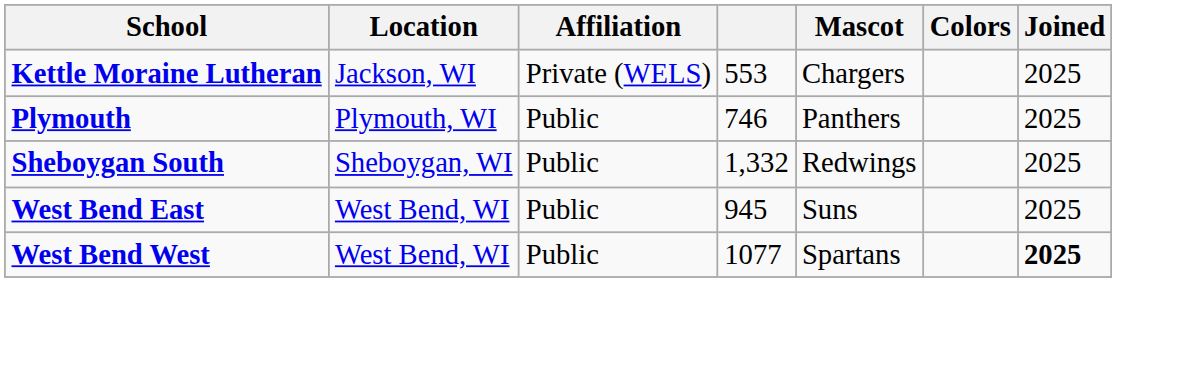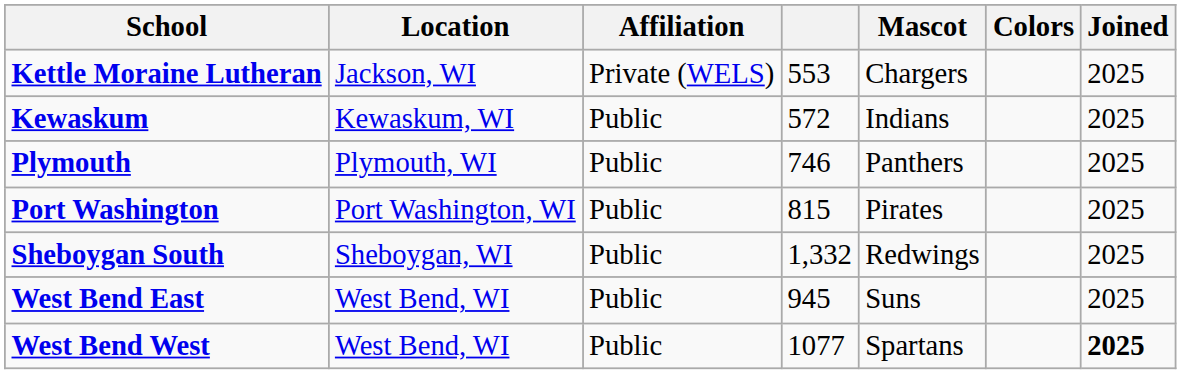+ row: (80, 118)
+ row: (115, 208)
